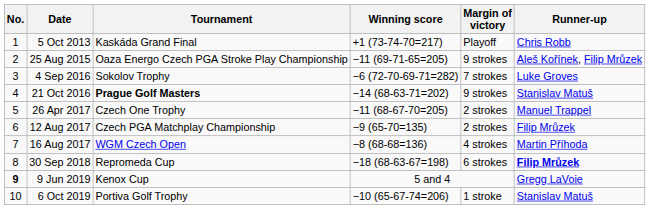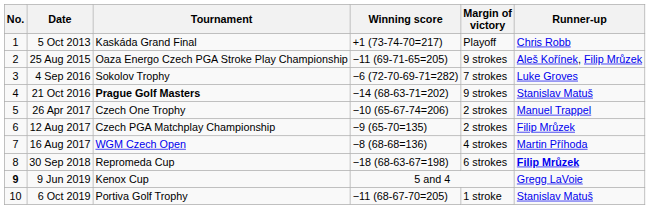(400, 111) −11 (68-67-70=205) -> (401, 111) −10 (65-67-74=206)
(401, 196) −10 (65-67-74=206) -> (400, 196) −11 (68-67-70=205)
